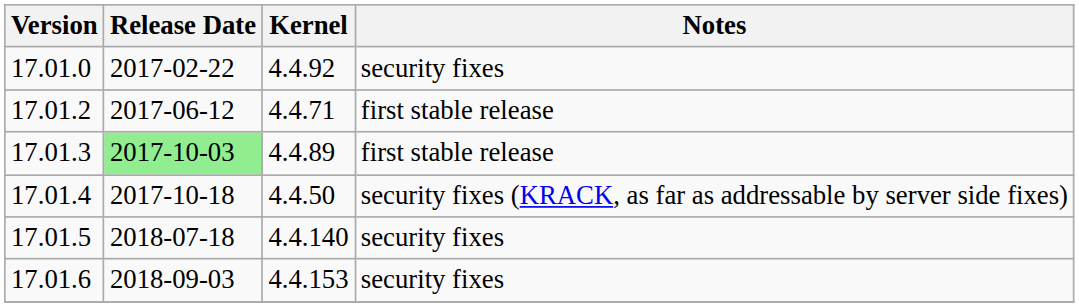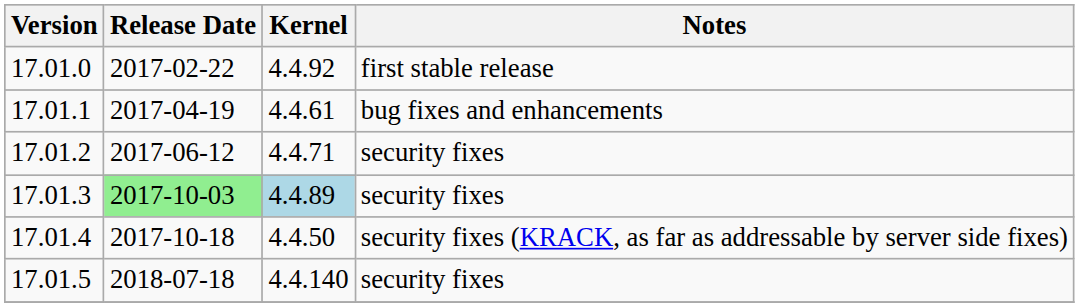(432, 68) security fixes -> (457, 68) first stable release
+ row: (51, 110)
(457, 110) first stable release -> (432, 152) security fixes
(302, 152) no background -> (302, 195) lightblue background
(457, 152) first stable release -> (432, 195) security fixes
- row: (51, 279)
